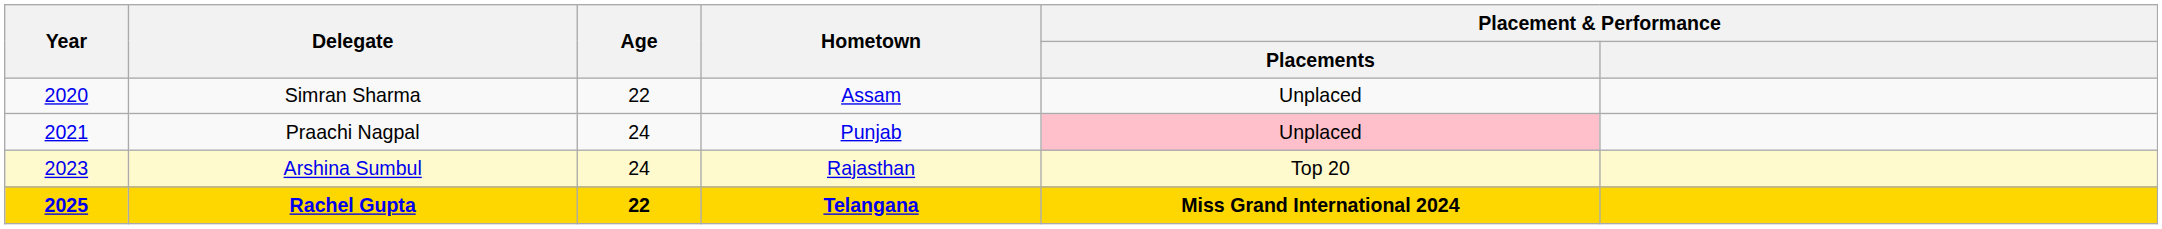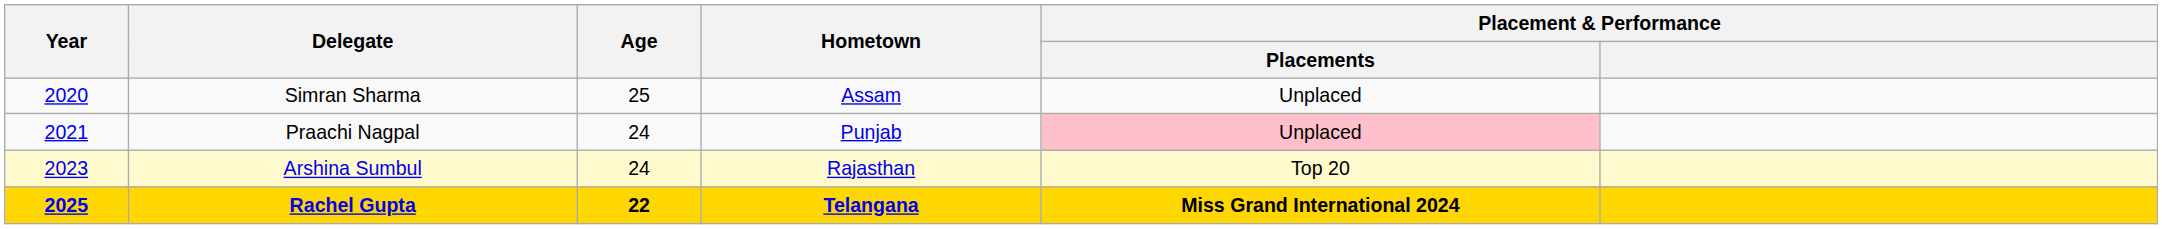(639, 96) 22 -> (639, 96) 25
